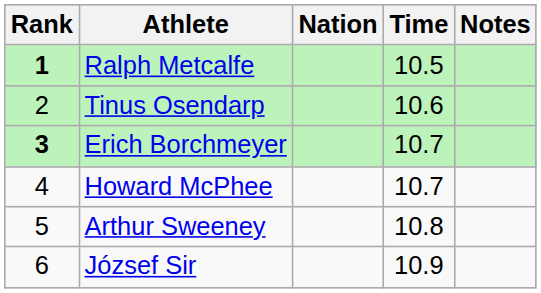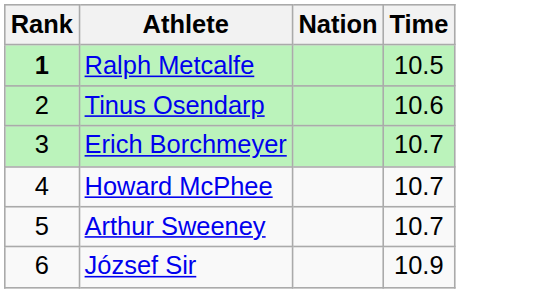- column: (495, 24)
(42, 145) bold -> (42, 145) normal
(419, 226) 10.8 -> (419, 226) 10.7
